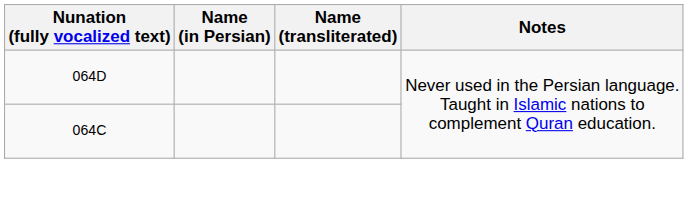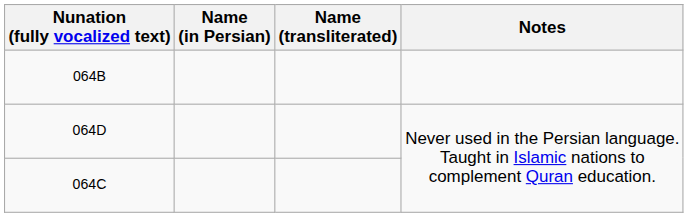+ row: (89, 77)
